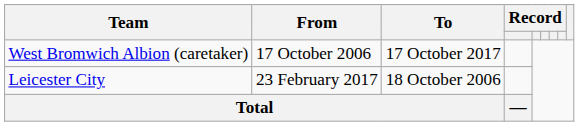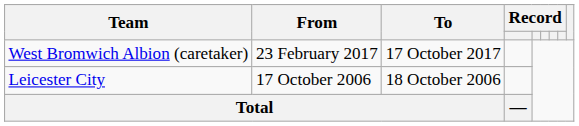(314, 53) 17 October 2006 -> (317, 53) 23 February 2017
(317, 80) 23 February 2017 -> (314, 80) 17 October 2006
